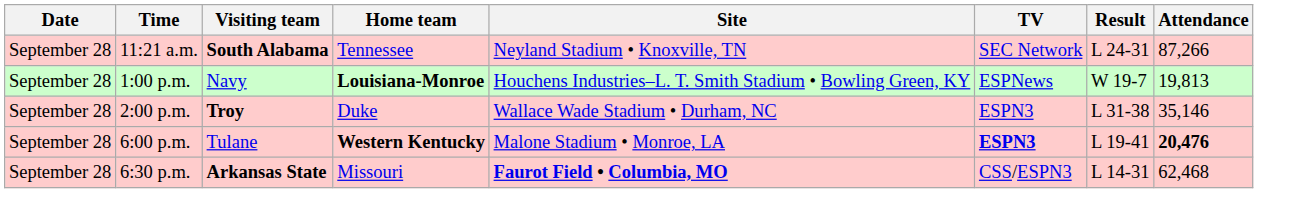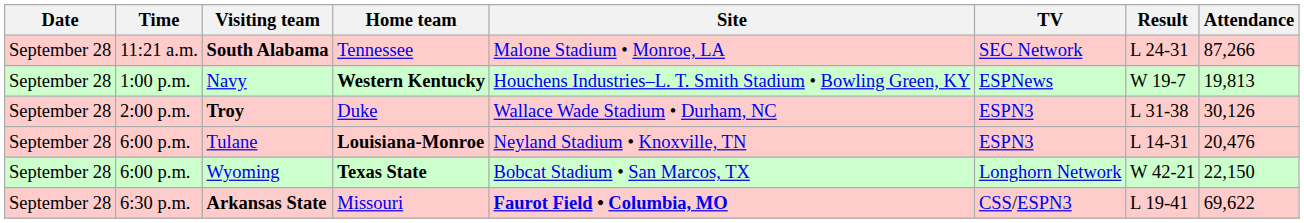(620, 50) Neyland Stadium • Knoxville, TN -> (609, 50) Malone Stadium • Monroe, LA
(411, 81) Louisiana-Monroe -> (411, 81) Western Kentucky
(1184, 111) 35,146 -> (1229, 111) 30,126
(411, 142) Western Kentucky -> (411, 142) Louisiana-Monroe
(609, 142) Malone Stadium • Monroe, LA -> (620, 142) Neyland Stadium • Knoxville, TN
(1007, 142) bold -> (1006, 142) normal
(1120, 142) L 19-41 -> (1159, 142) L 14-31
(1184, 142) bold -> (1229, 142) normal
+ row: (243, 172)
(1120, 172) L 14-31 -> (1159, 203) L 19-41
(1184, 172) 62,468 -> (1229, 203) 69,622
